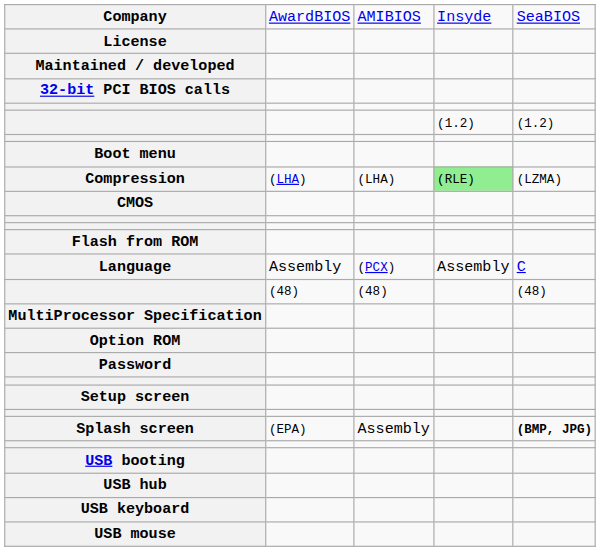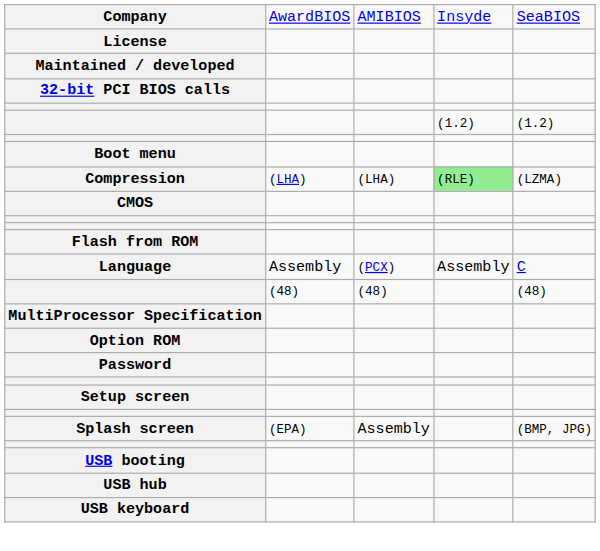(554, 429) bold -> (554, 429) normal
- row: (135, 534)
